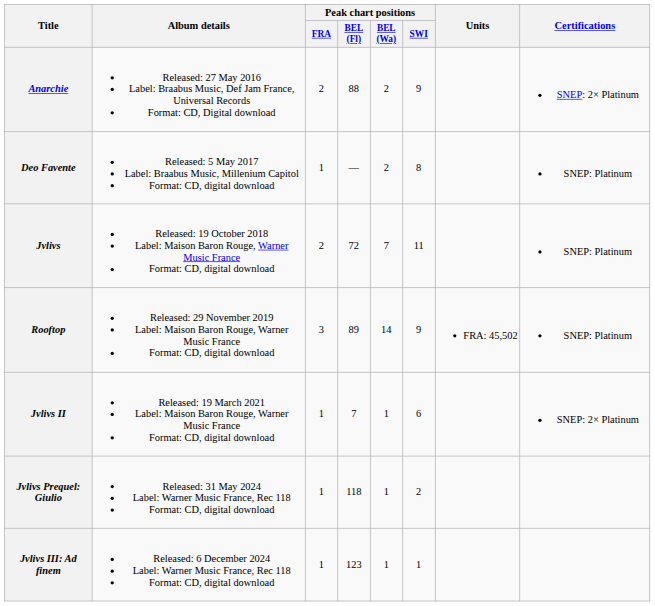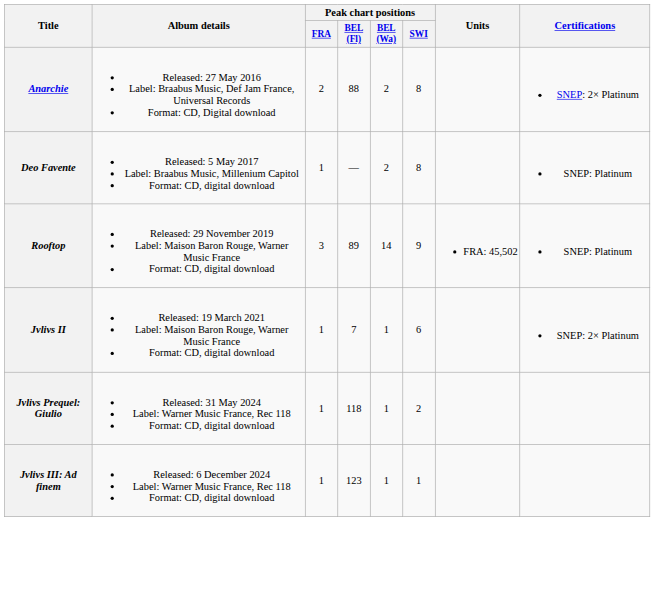(419, 89) 9 -> (419, 89) 8
- row: (48, 246)
